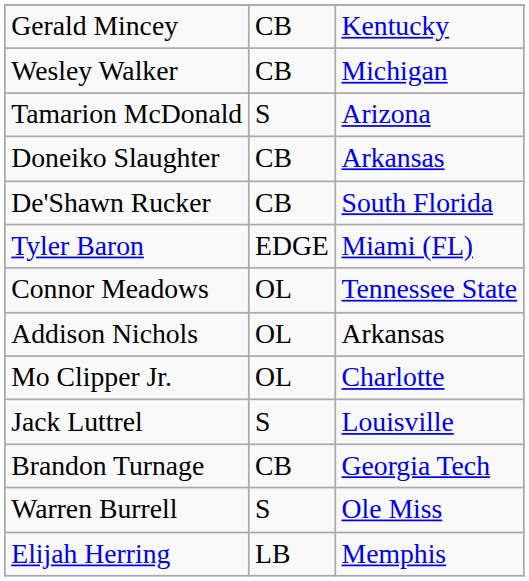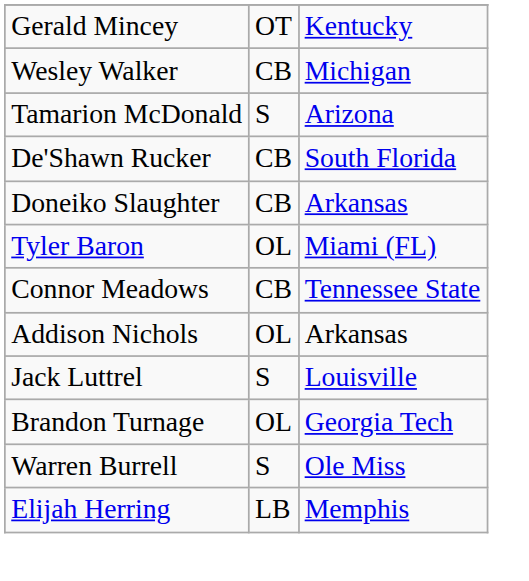(273, 26) CB -> (273, 26) OT
rows swapped: (115, 158) <-> (111, 202)
(292, 245) EDGE -> (273, 245) OL
(273, 289) OL -> (273, 289) CB
- row: (92, 377)
(273, 465) CB -> (273, 421) OL
